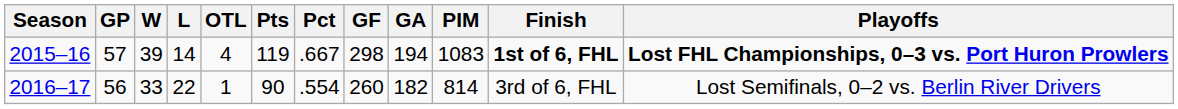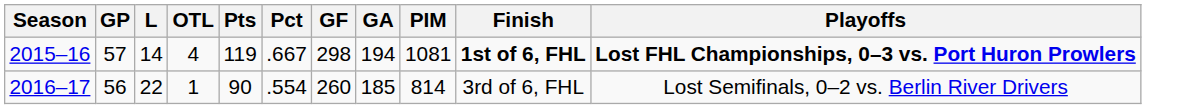- column: (151, 20)
(461, 53) 1083 -> (428, 53) 1081
(411, 86) 182 -> (378, 86) 185
